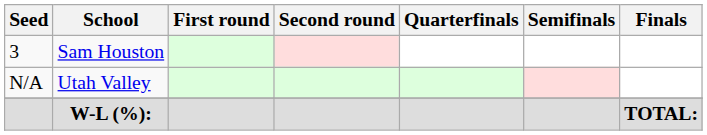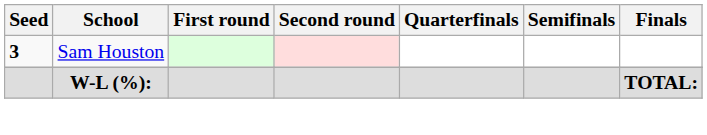(14, 51) normal -> (14, 51) bold
- row: (104, 82)
